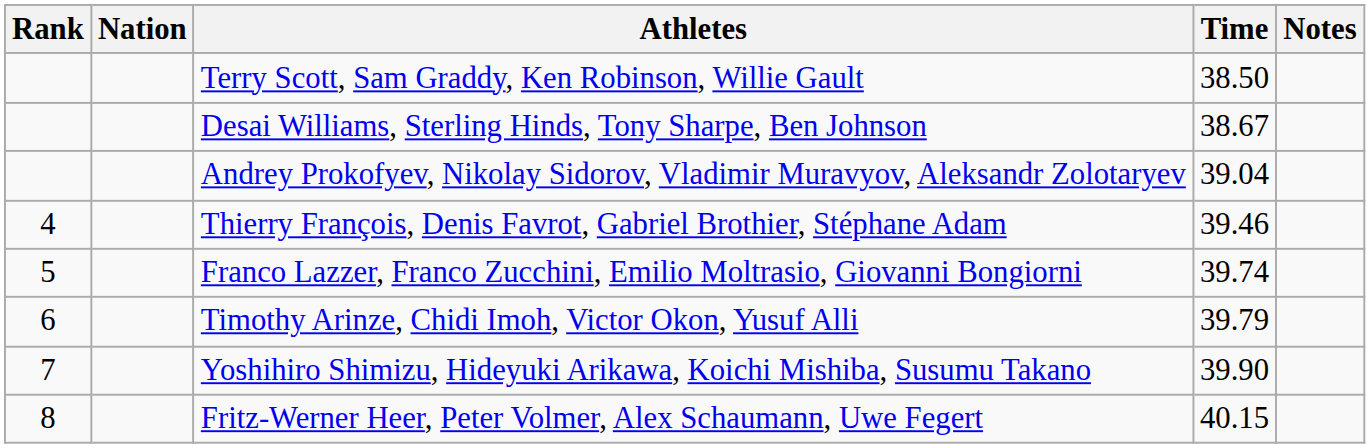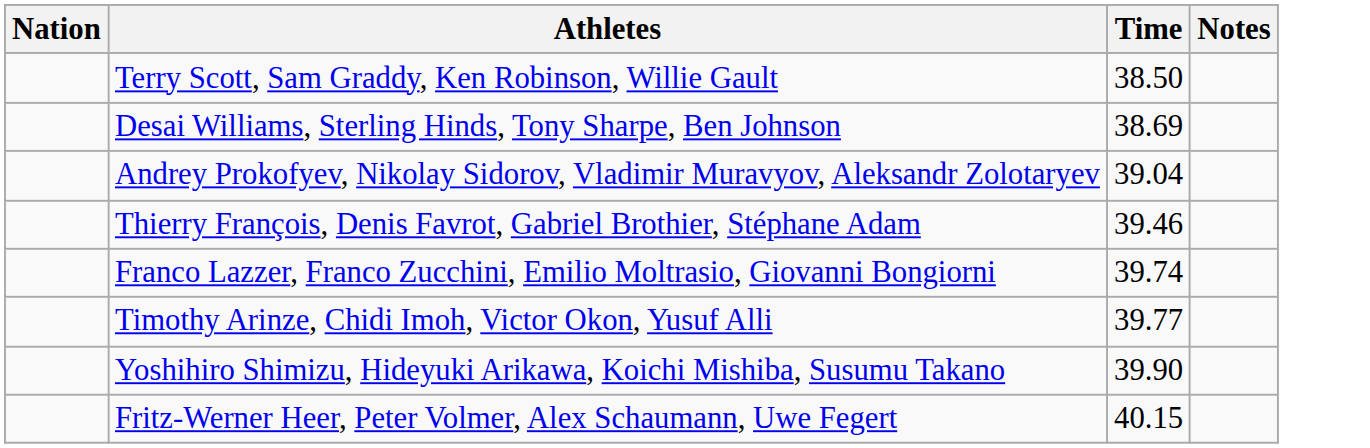- column: (48, 28)
(1235, 126) 38.67 -> (1149, 126) 38.69
(1235, 321) 39.79 -> (1149, 321) 39.77
